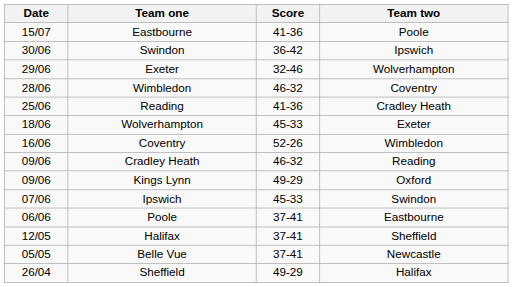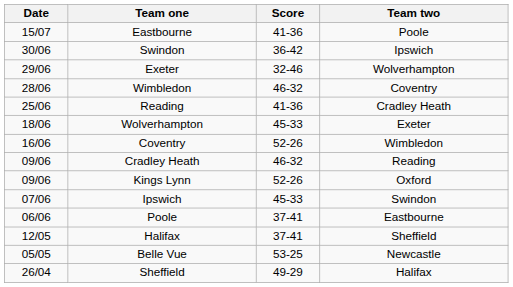(288, 180) 49-29 -> (288, 180) 52-26
(288, 254) 37-41 -> (288, 254) 53-25
